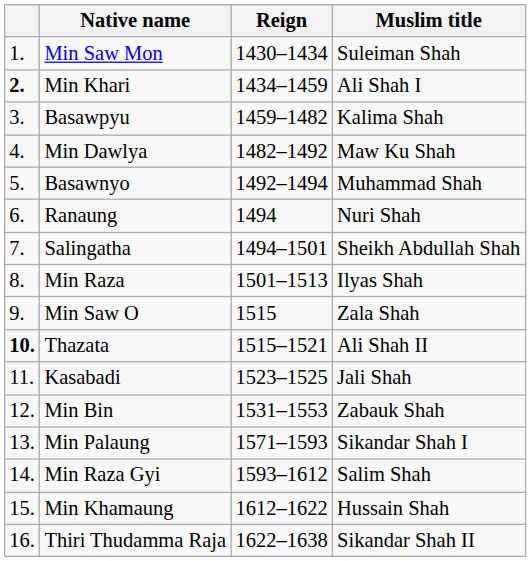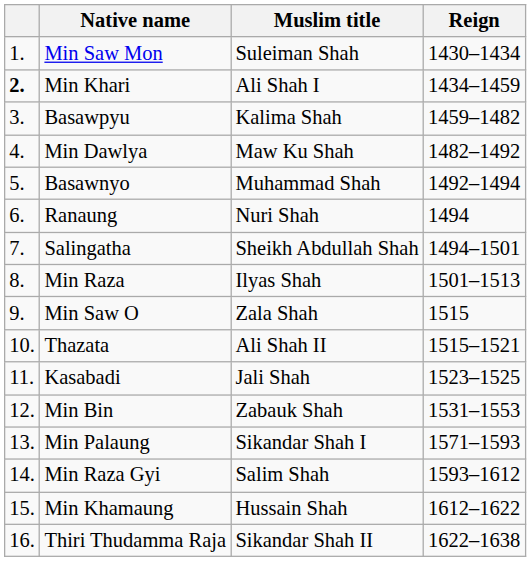columns swapped: (429, 20) <-> (282, 20)
(22, 345) bold -> (22, 345) normal
